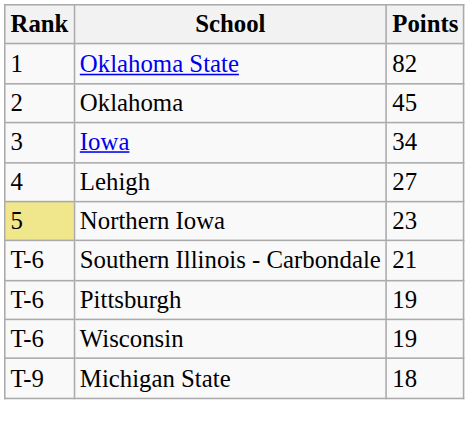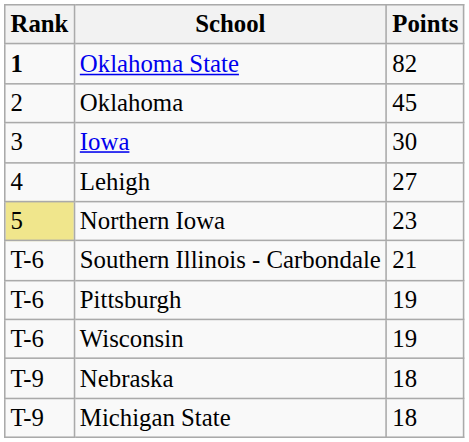(17, 63) normal -> (17, 63) bold
(405, 142) 34 -> (405, 142) 30
+ row: (127, 378)
